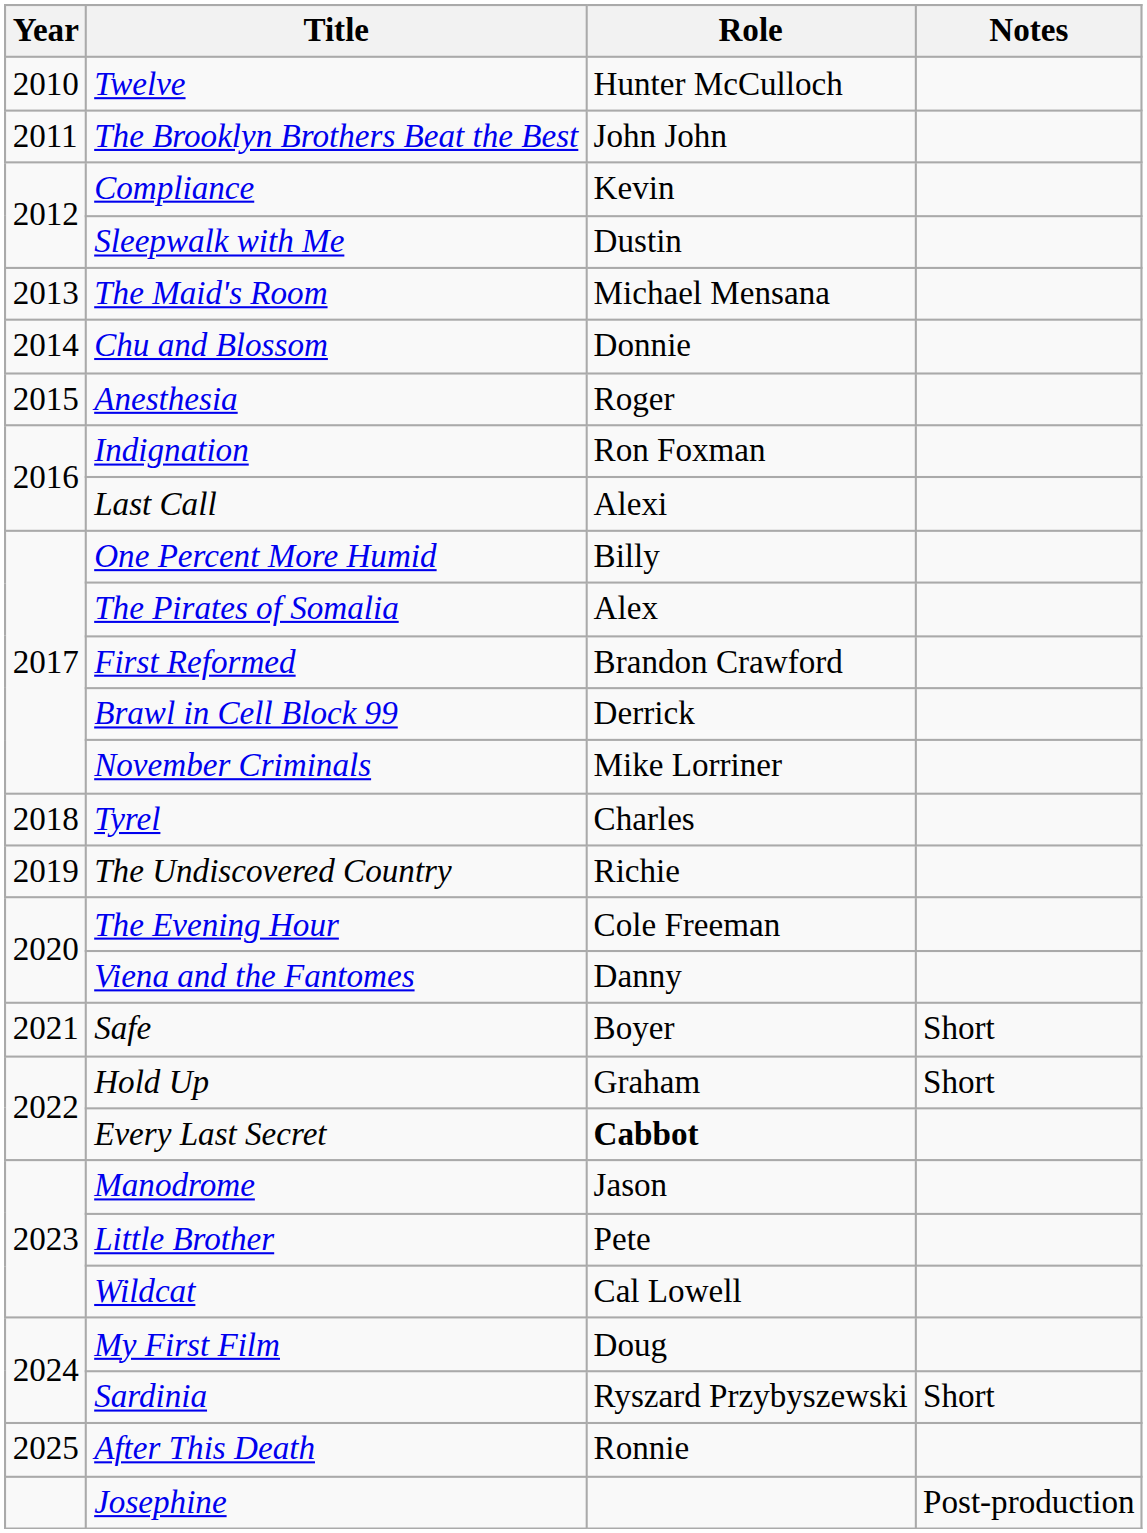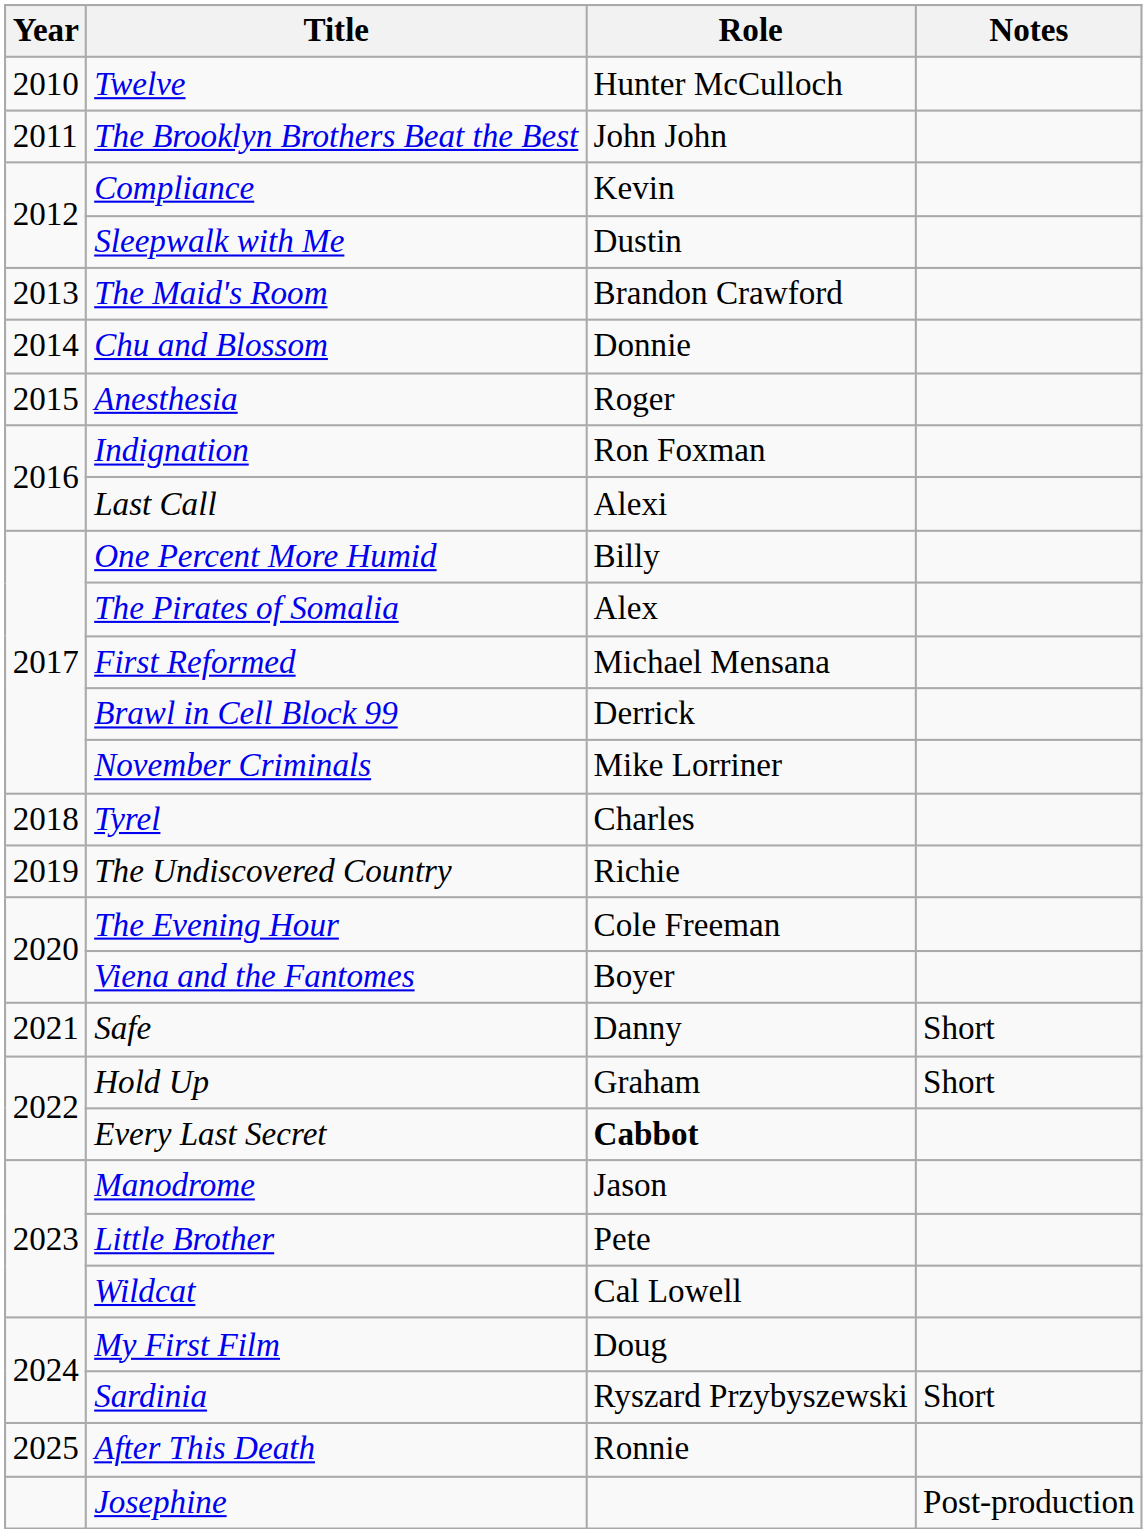(712, 293) Michael Mensana -> (718, 293) Brandon Crawford
(718, 661) Brandon Crawford -> (712, 661) Michael Mensana
(638, 976) Danny -> (634, 976) Boyer
(634, 1028) Boyer -> (638, 1028) Danny
